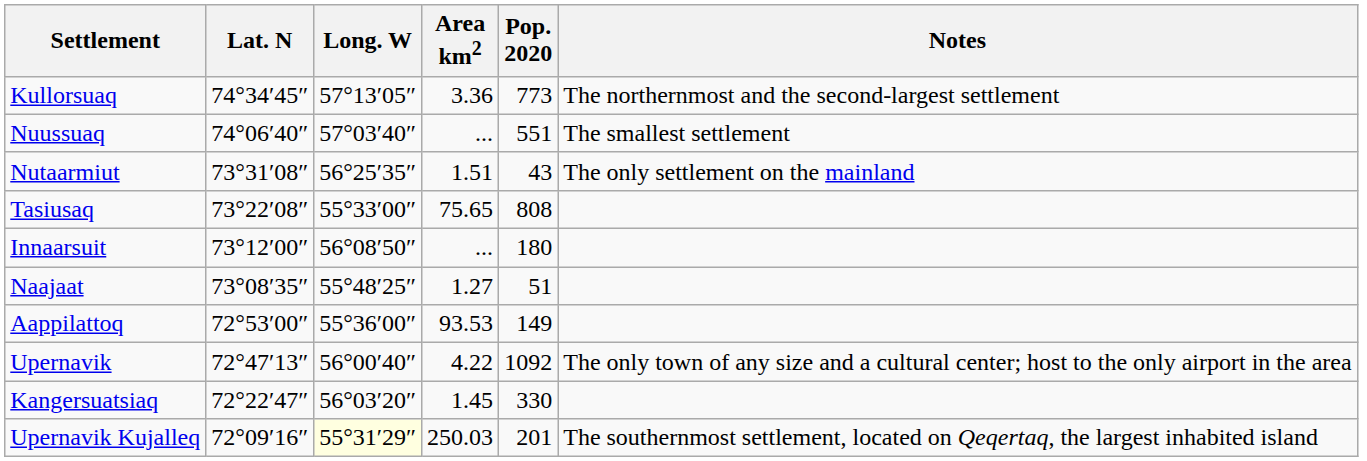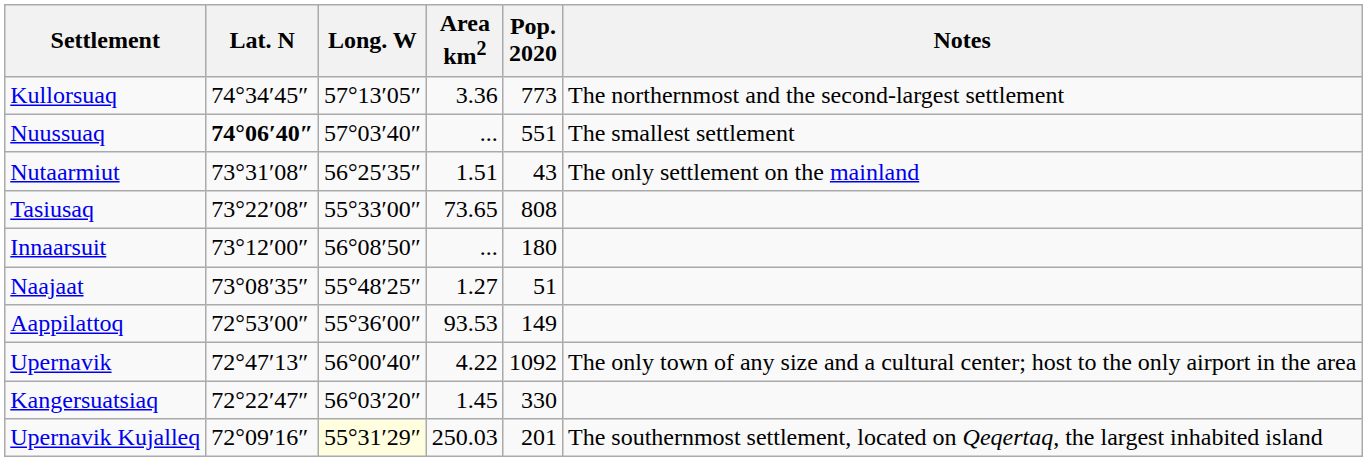(260, 133) normal -> (262, 133) bold
(466, 209) 75.65 -> (471, 209) 73.65
